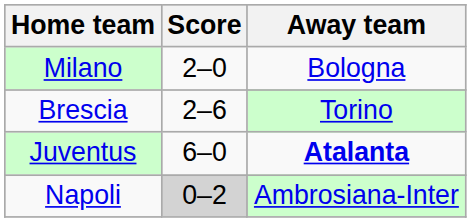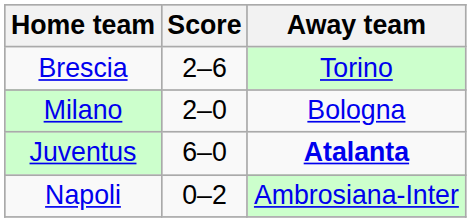rows swapped: (83, 68) <-> (83, 110)
(204, 195) lightgrey background -> (204, 195) no background
